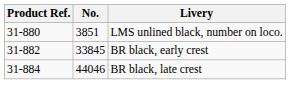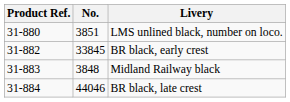+ row: (165, 69)
